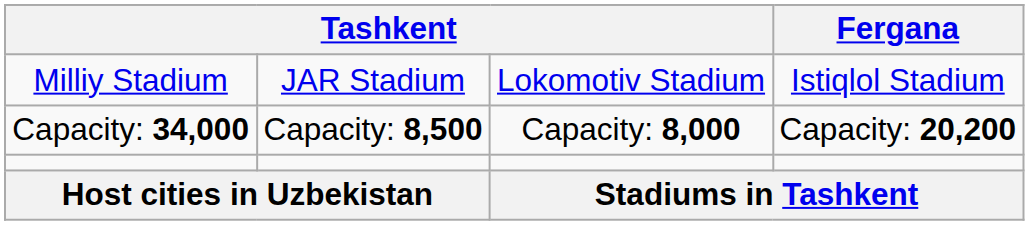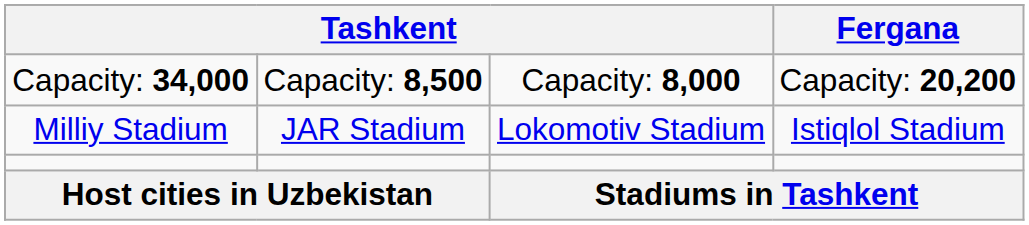rows swapped: (131, 79) <-> (131, 129)
